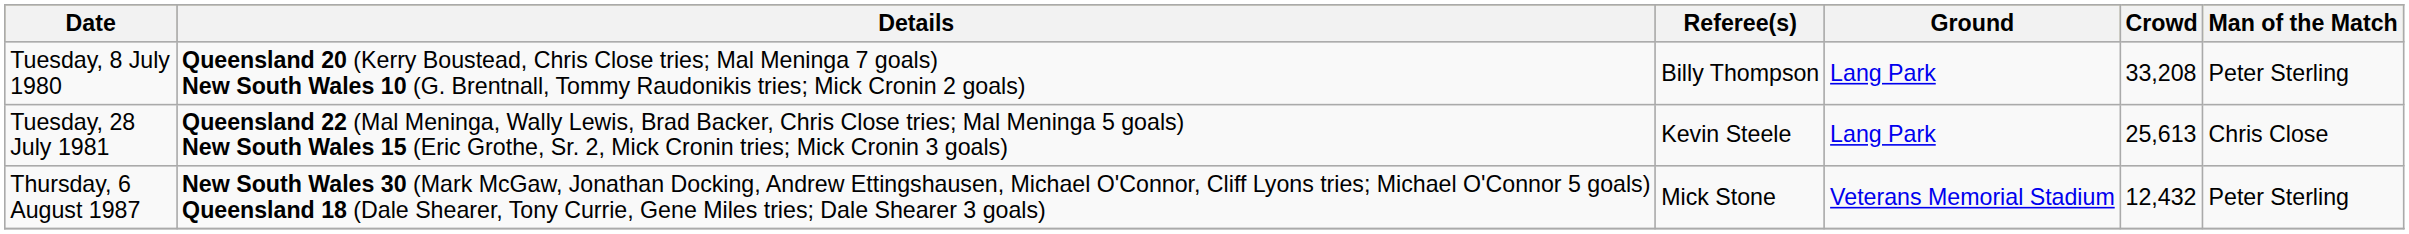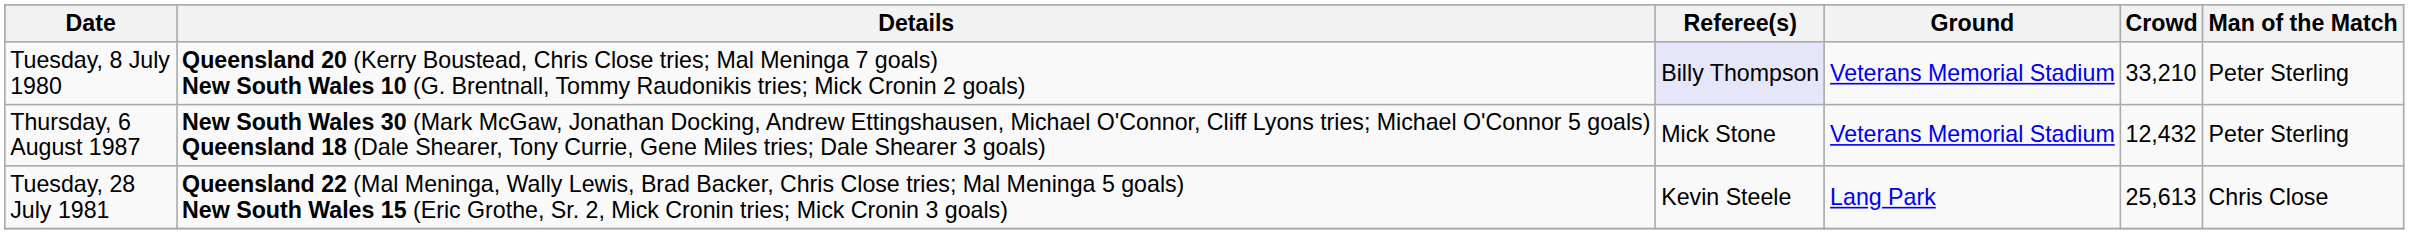(1740, 73) no background -> (1740, 73) lavender background
(1883, 73) Lang Park -> (1972, 73) Veterans Memorial Stadium
(2161, 73) 33,208 -> (2161, 73) 33,210
rows swapped: (73, 135) <-> (75, 198)
